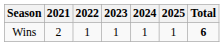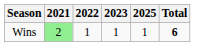- column: (145, 13)
(59, 32) no background -> (59, 32) lightgreen background
